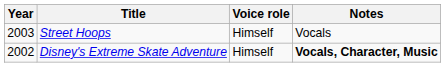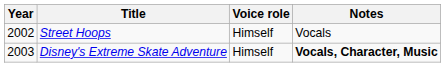(21, 33) 2003 -> (21, 33) 2002
(21, 52) 2002 -> (21, 52) 2003
